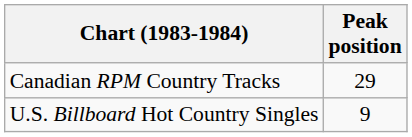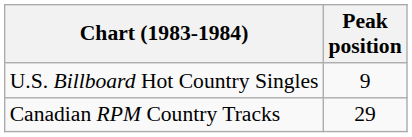rows swapped: (164, 114) <-> (145, 80)
